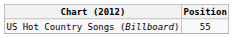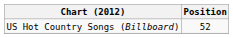(205, 26) 55 -> (205, 26) 52
